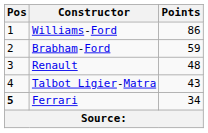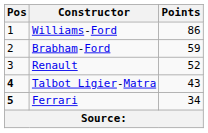(194, 66) 48 -> (194, 66) 52
(10, 84) normal -> (10, 84) bold
